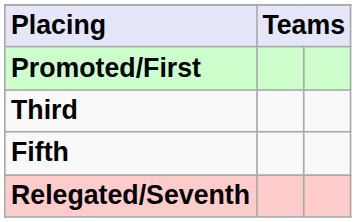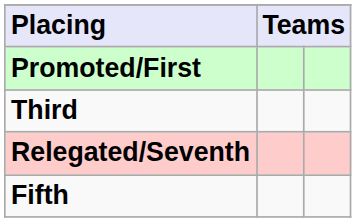rows swapped: (40, 152) <-> (131, 195)
